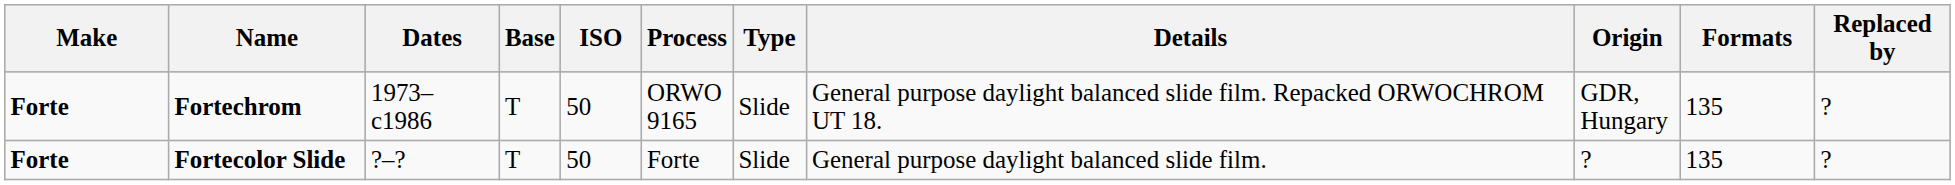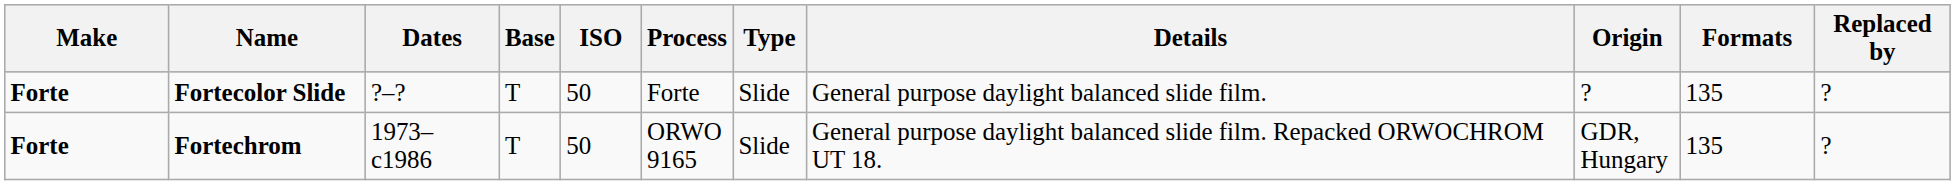rows swapped: (260, 159) <-> (238, 105)
